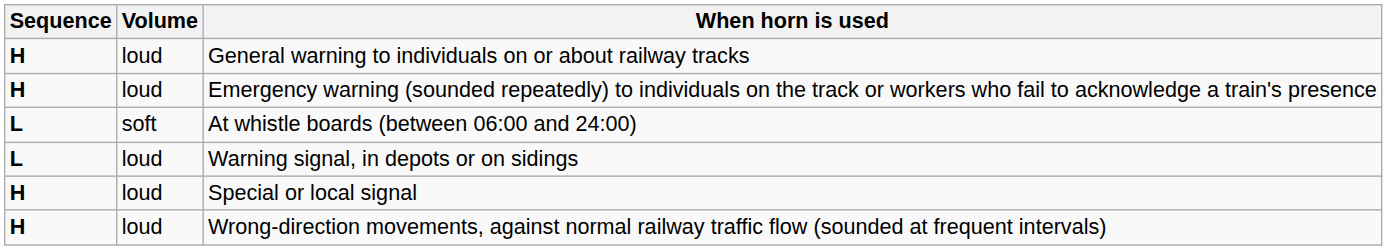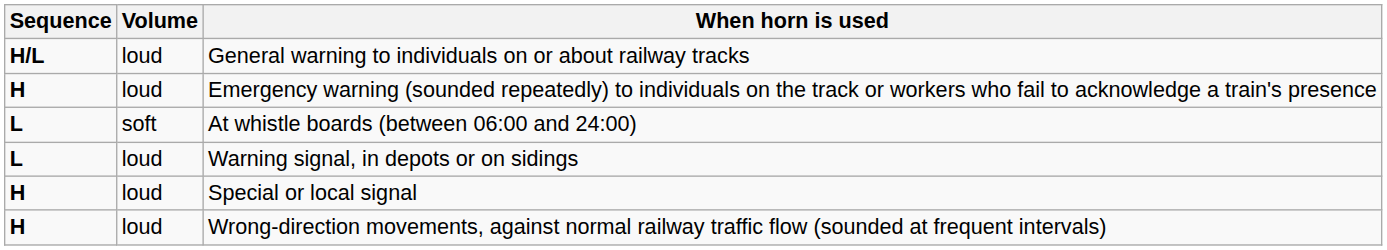(17, 55) H -> (27, 55) H/L
